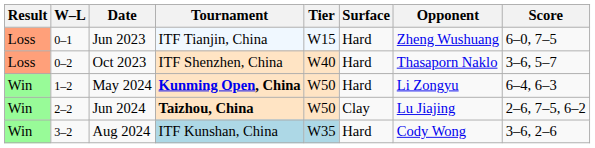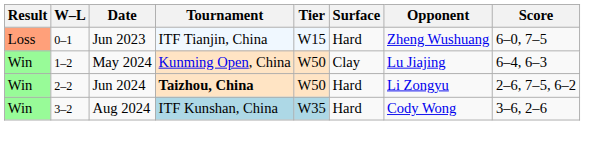- row: (119, 62)
(230, 85) bold -> (225, 62) normal
(357, 85) Hard -> (346, 62) Clay
(428, 85) Li Zongyu -> (416, 62) Lu Jiajing
(356, 108) Clay -> (347, 85) Hard
(426, 108) Lu Jiajing -> (418, 85) Li Zongyu
